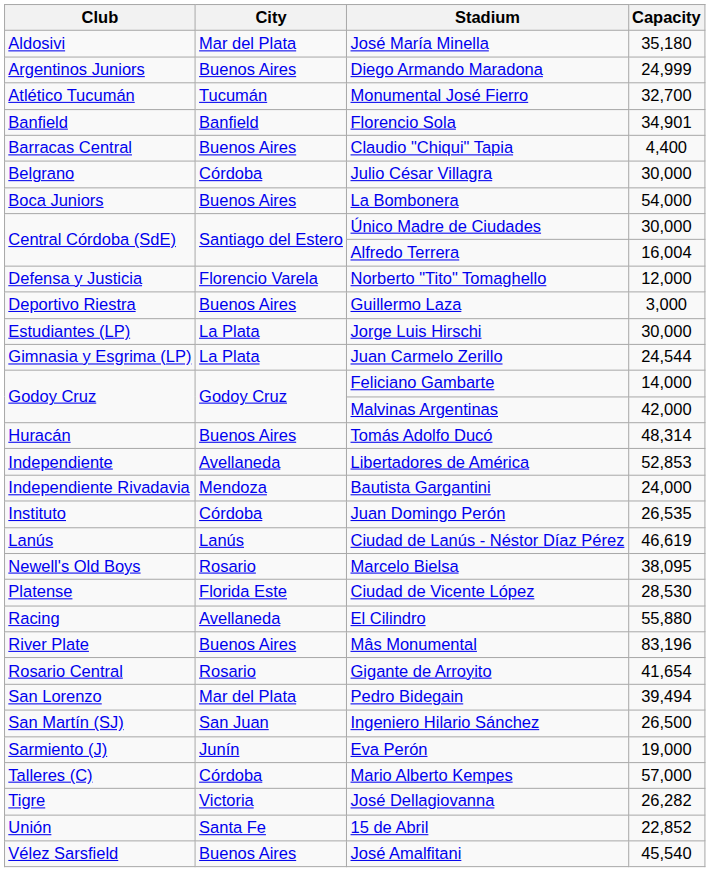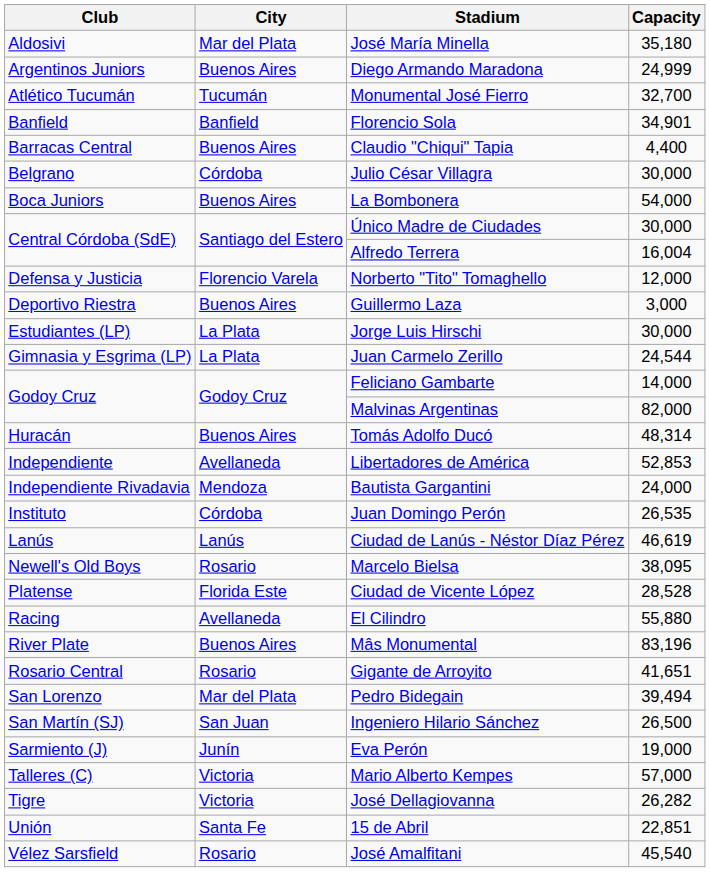(666, 409) 42,000 -> (666, 409) 82,000
(666, 592) 28,530 -> (666, 592) 28,528
(666, 670) 41,654 -> (666, 670) 41,651
(231, 775) Córdoba -> (226, 775) Victoria
(666, 827) 22,852 -> (666, 827) 22,851
(248, 853) Buenos Aires -> (227, 853) Rosario
